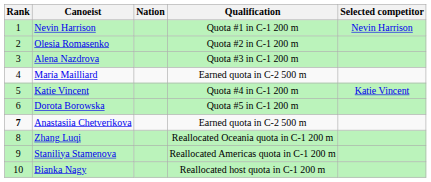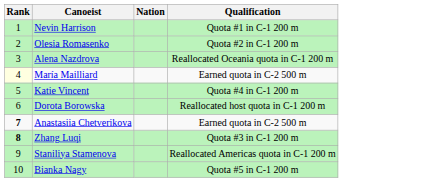- column: (382, 12)
(253, 59) Quota #3 in C-1 200 m -> (253, 59) Reallocated Oceania quota in C-1 200 m
(18, 75) no background -> (18, 75) lightyellow background
(253, 106) Quota #5 in C-1 200 m -> (253, 106) Reallocated host quota in C-1 200 m
(18, 138) normal -> (18, 138) bold
(253, 138) Reallocated Oceania quota in C-1 200 m -> (253, 138) Quota #3 in C-1 200 m
(253, 169) Reallocated host quota in C-1 200 m -> (253, 169) Quota #5 in C-1 200 m
